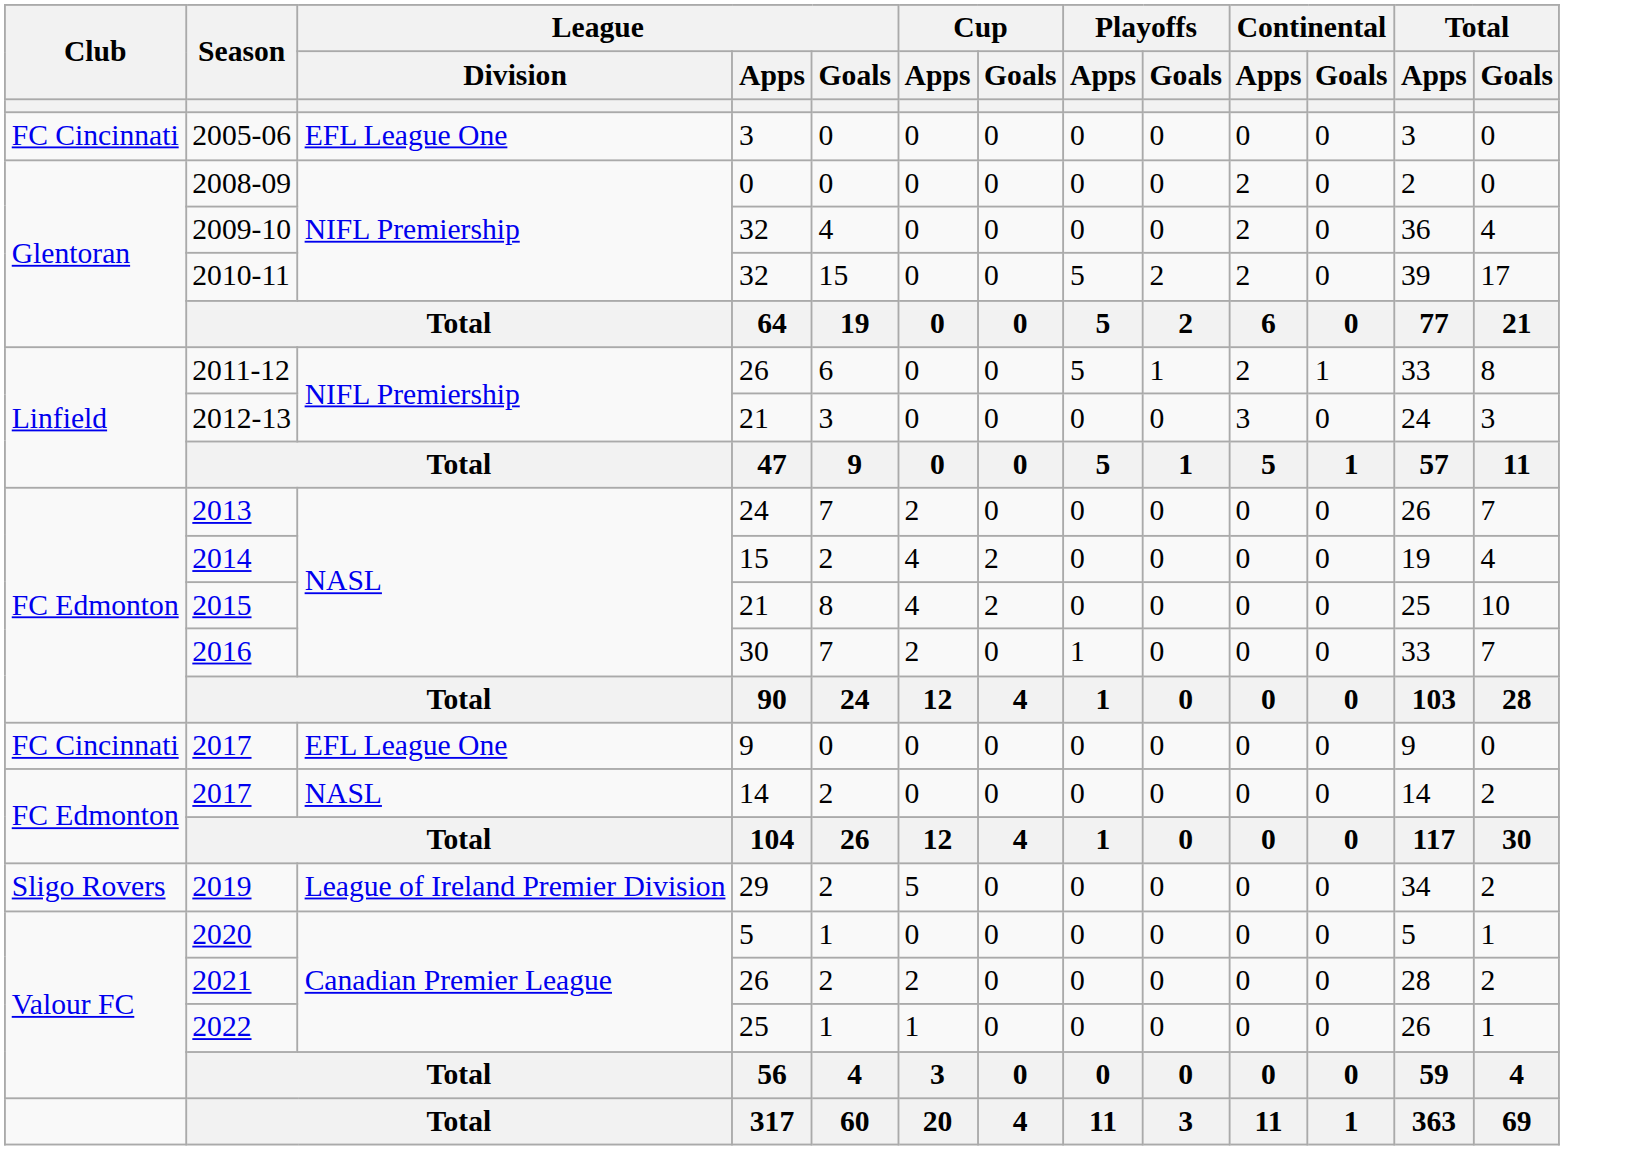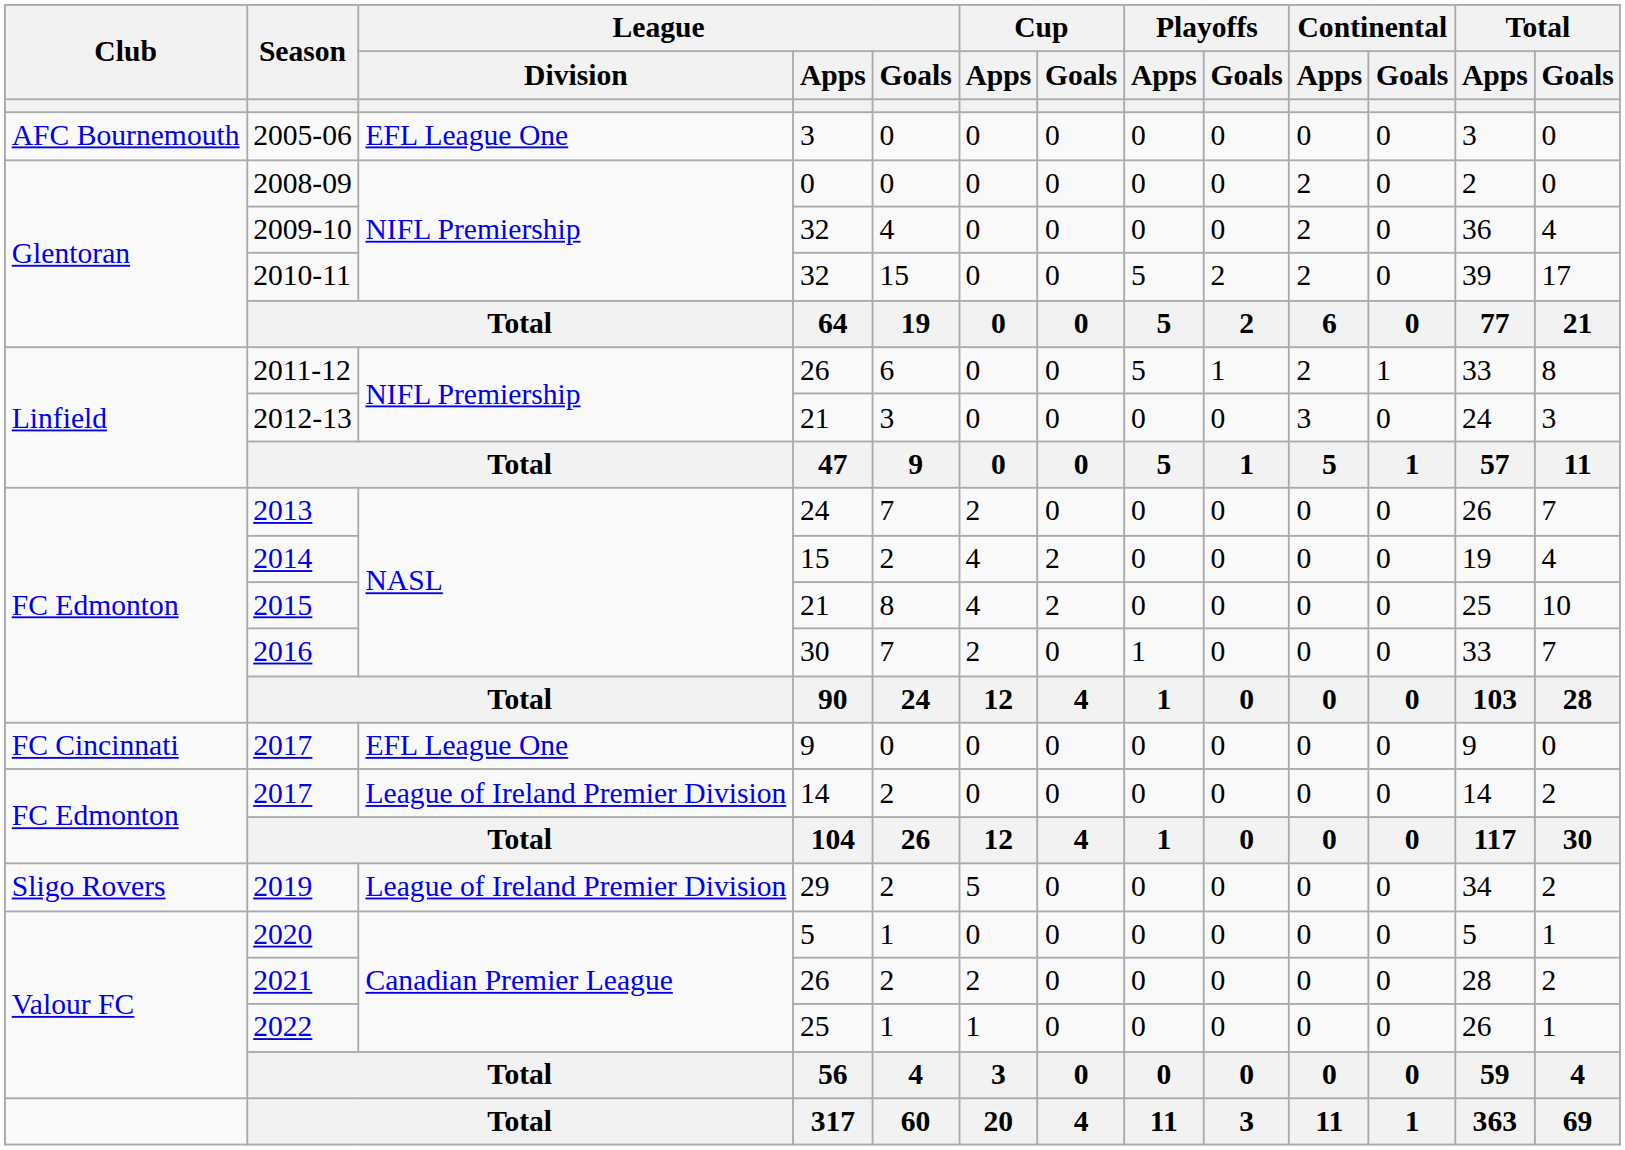(95, 135) FC Cincinnati -> (126, 135) AFC Bournemouth
(343, 792) NASL -> (576, 792) League of Ireland Premier Division
